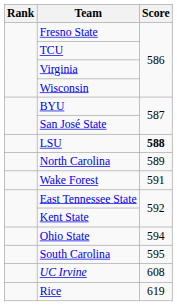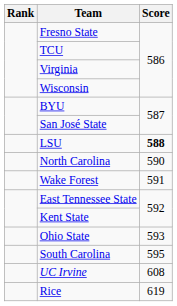(156, 161) 589 -> (156, 161) 590
(156, 236) 594 -> (156, 236) 593
